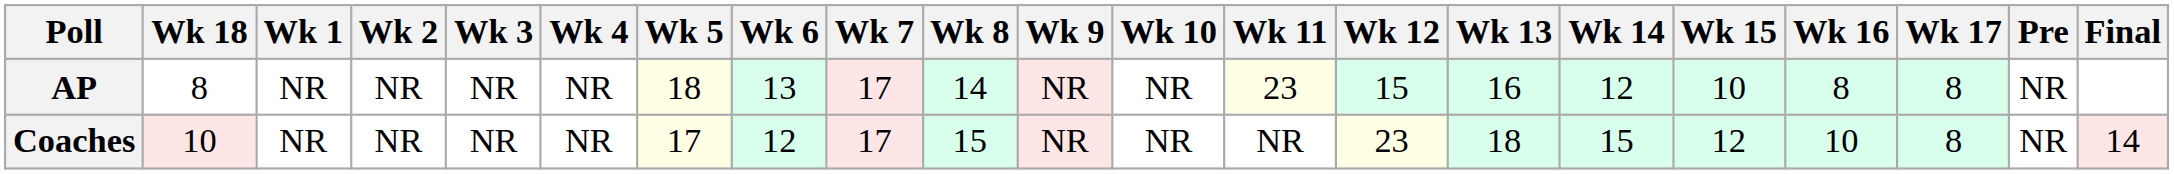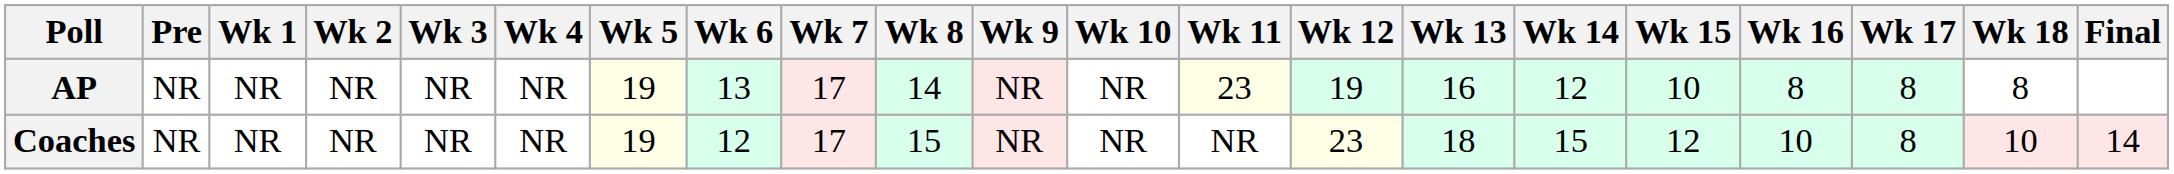columns swapped: (2043, 31) <-> (199, 31)
(684, 86) 18 -> (638, 86) 19
(1392, 86) 15 -> (1346, 86) 19
(684, 140) 17 -> (638, 140) 19
